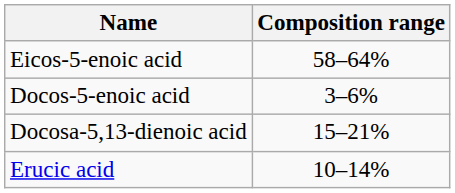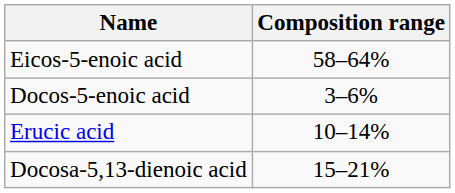rows swapped: (62, 168) <-> (128, 132)
